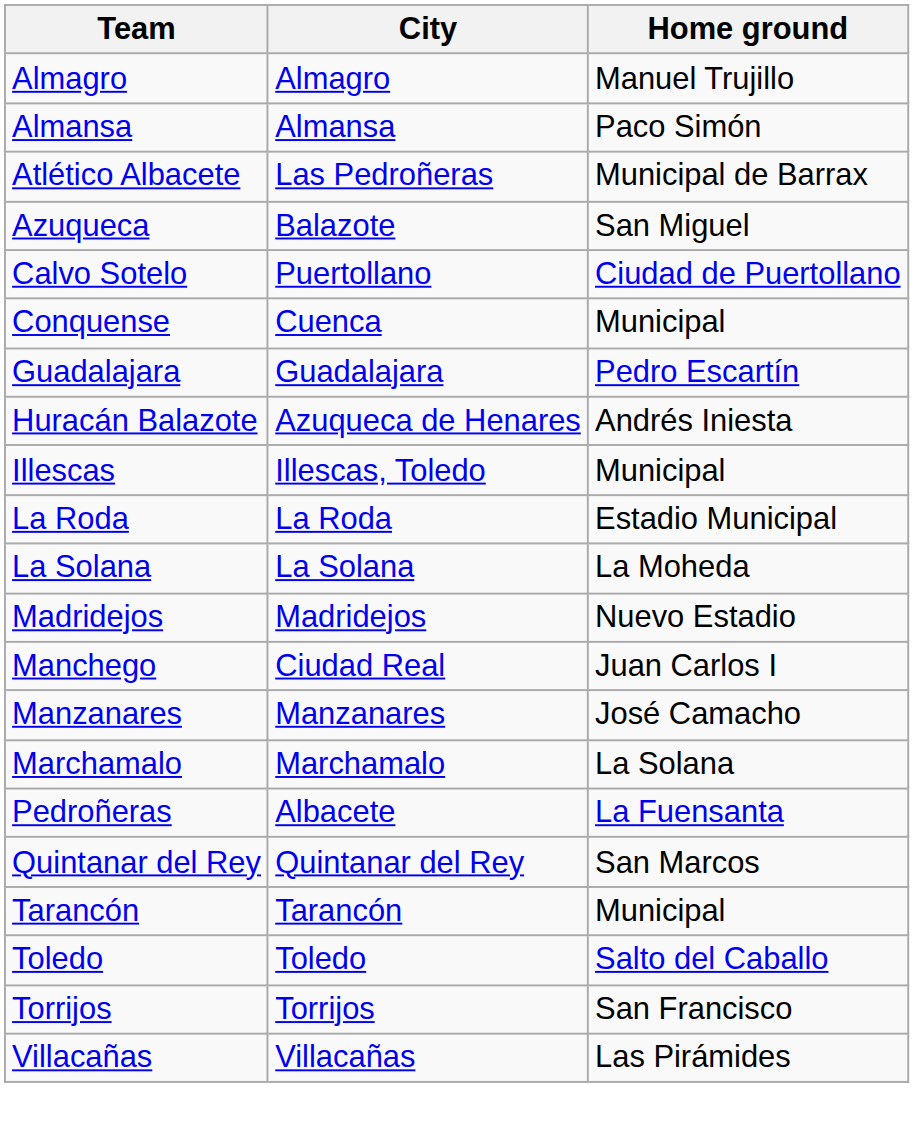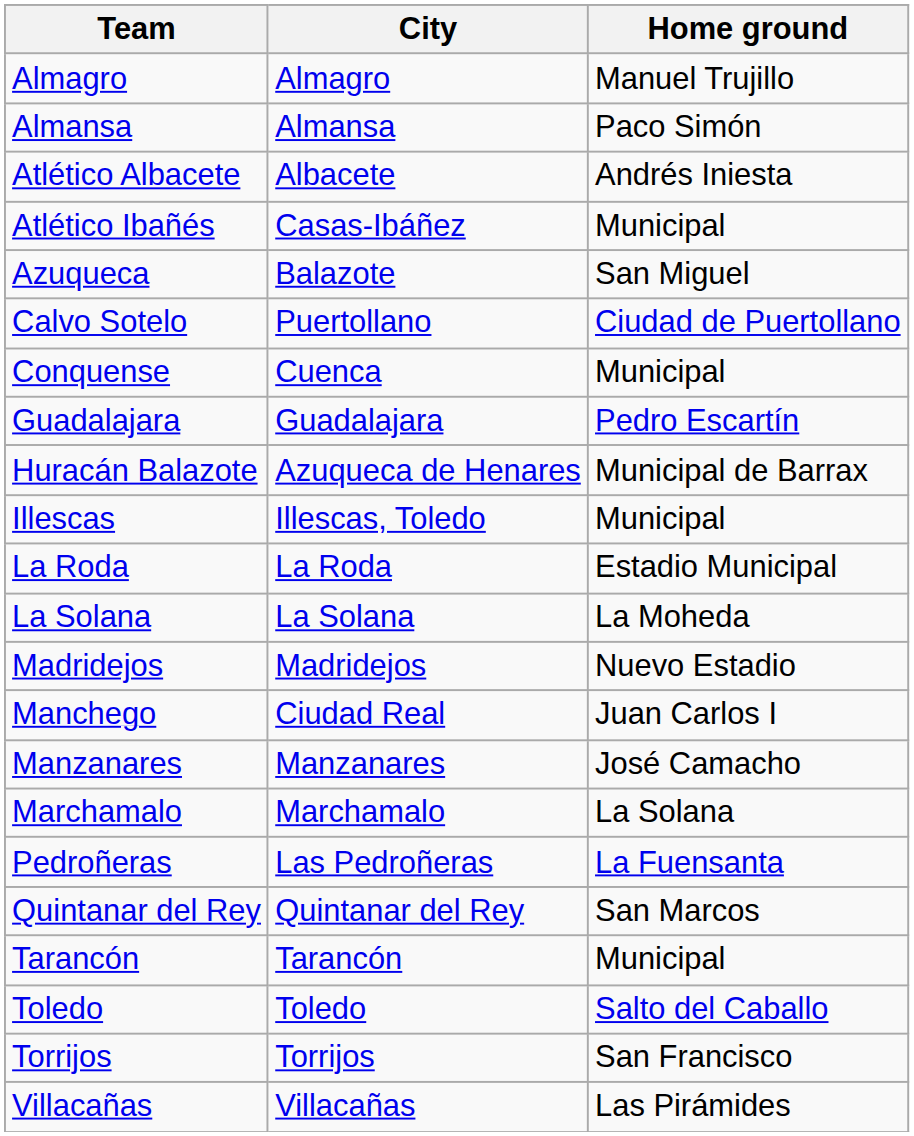(384, 175) Las Pedroñeras -> (335, 175) Albacete
(731, 175) Municipal de Barrax -> (694, 175) Andrés Iniesta
+ row: (113, 224)
(694, 420) Andrés Iniesta -> (731, 469) Municipal de Barrax
(335, 812) Albacete -> (384, 861) Las Pedroñeras
